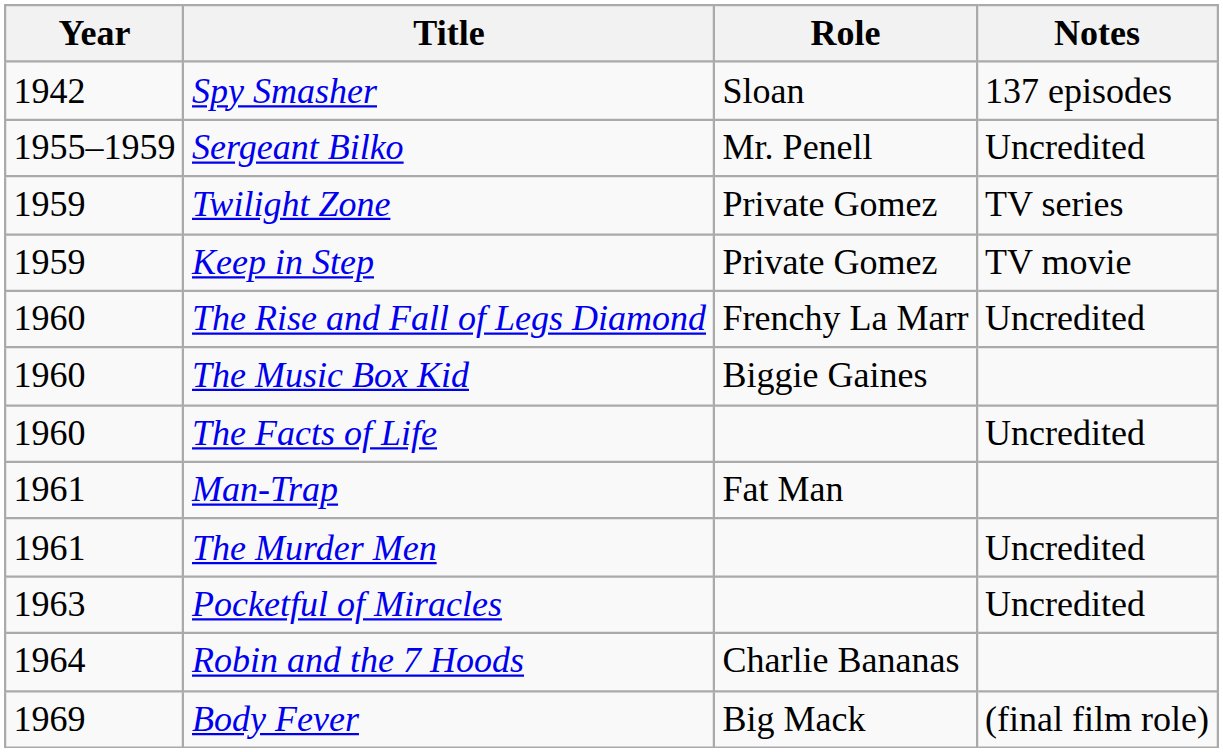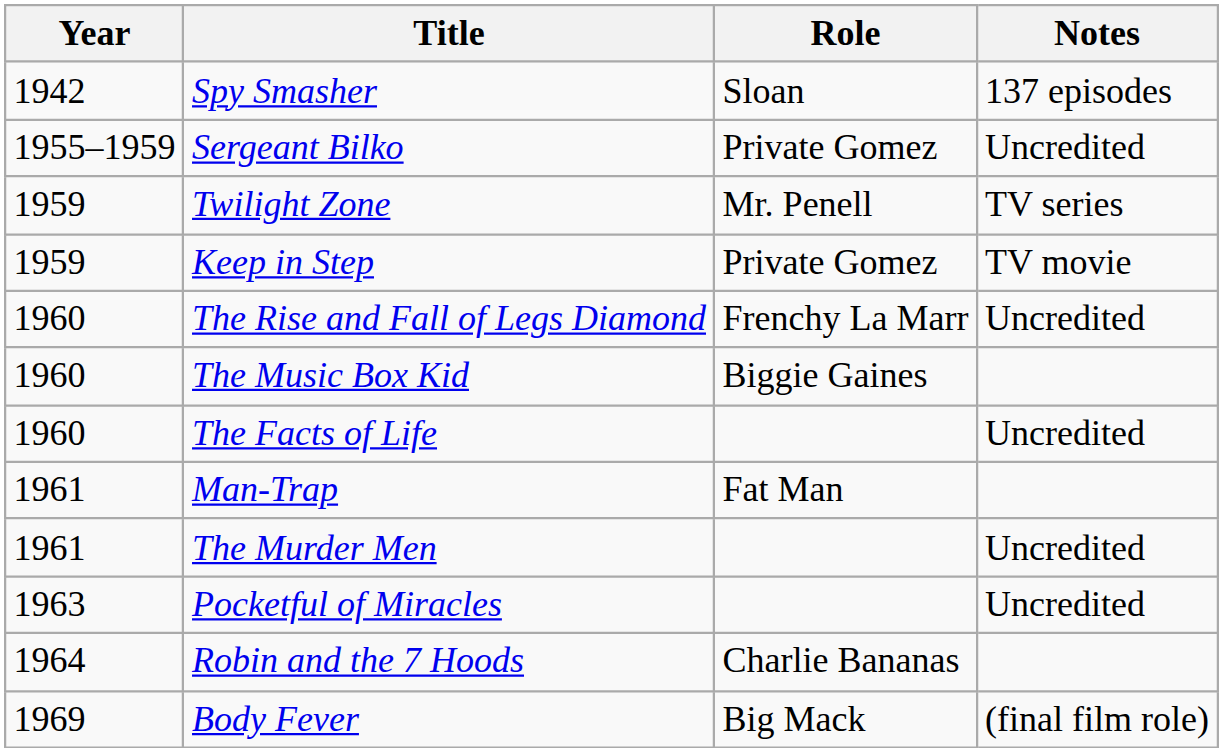(798, 147) Mr. Penell -> (830, 147) Private Gomez
(830, 204) Private Gomez -> (798, 204) Mr. Penell
